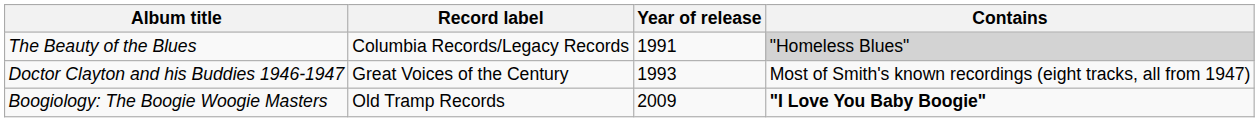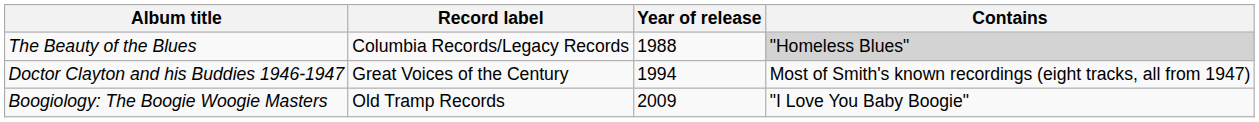(657, 46) 1991 -> (657, 46) 1988
(657, 74) 1993 -> (657, 74) 1994
(878, 102) bold -> (869, 102) normal
